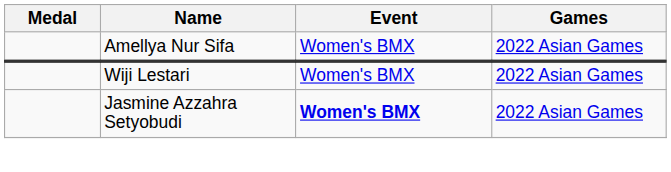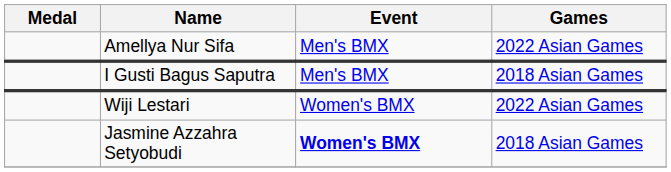(357, 45) Women's BMX -> (344, 45) Men's BMX
+ row: (190, 75)
(569, 113) 2022 Asian Games -> (569, 143) 2018 Asian Games
